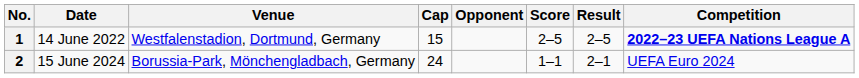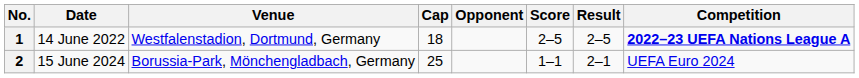(435, 38) 15 -> (435, 38) 18
(435, 61) 24 -> (435, 61) 25
